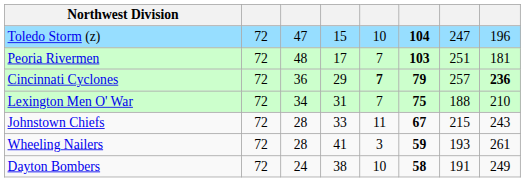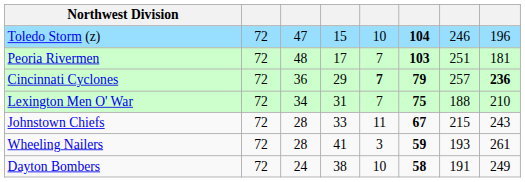(460, 36) 247 -> (460, 36) 246
